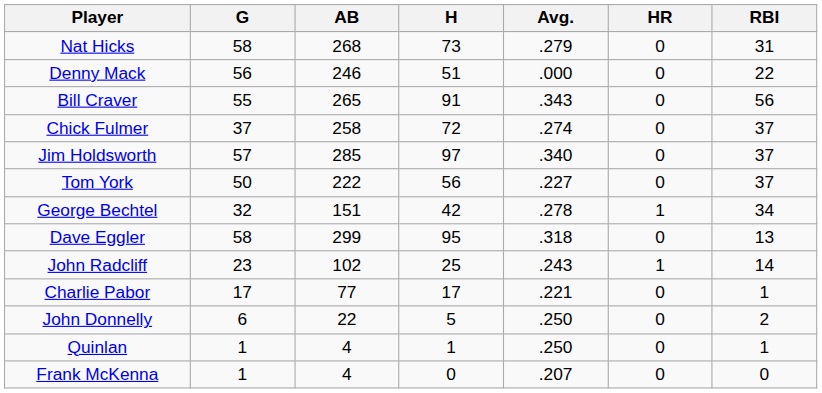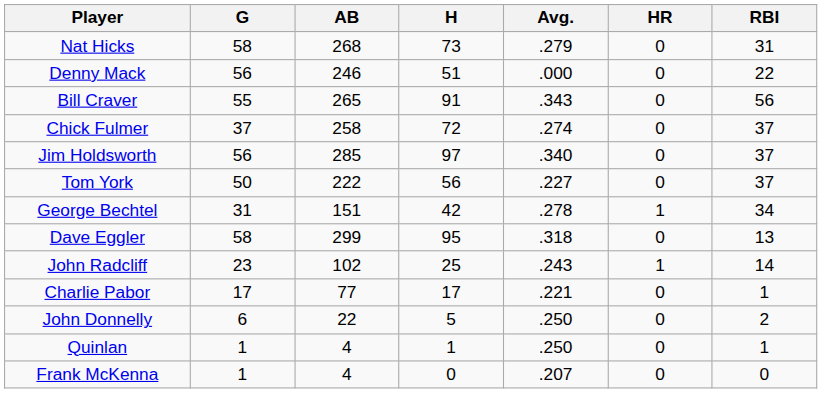(242, 155) 57 -> (242, 155) 56
(242, 210) 32 -> (242, 210) 31
